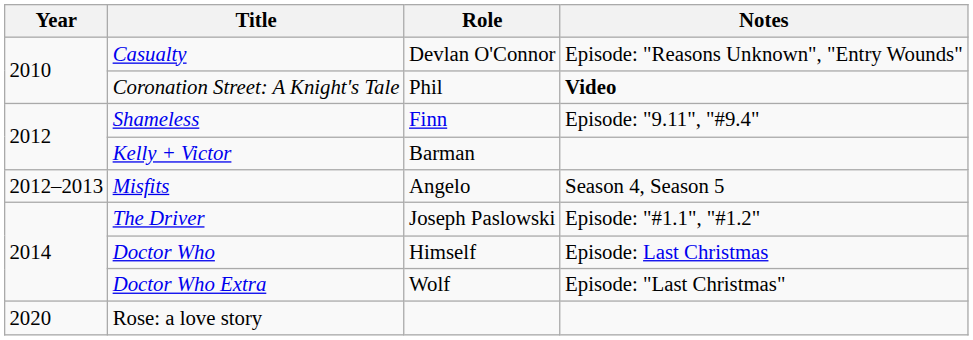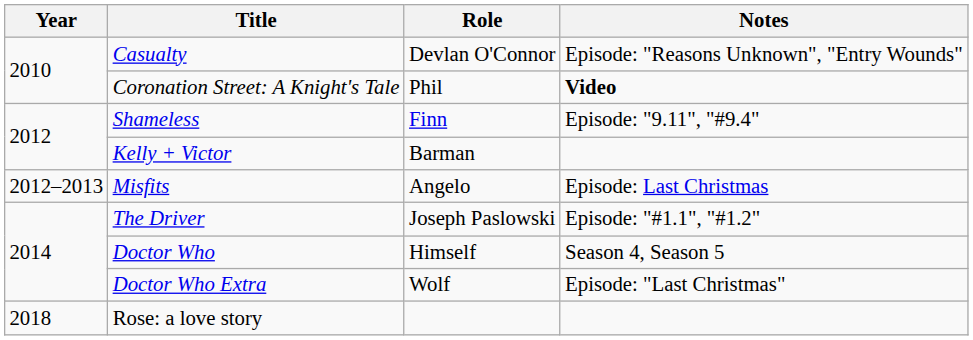(645, 185) Season 4, Season 5 -> (667, 185) Episode: Last Christmas
(667, 251) Episode: Last Christmas -> (645, 251) Season 4, Season 5
(30, 317) 2020 -> (30, 317) 2018
